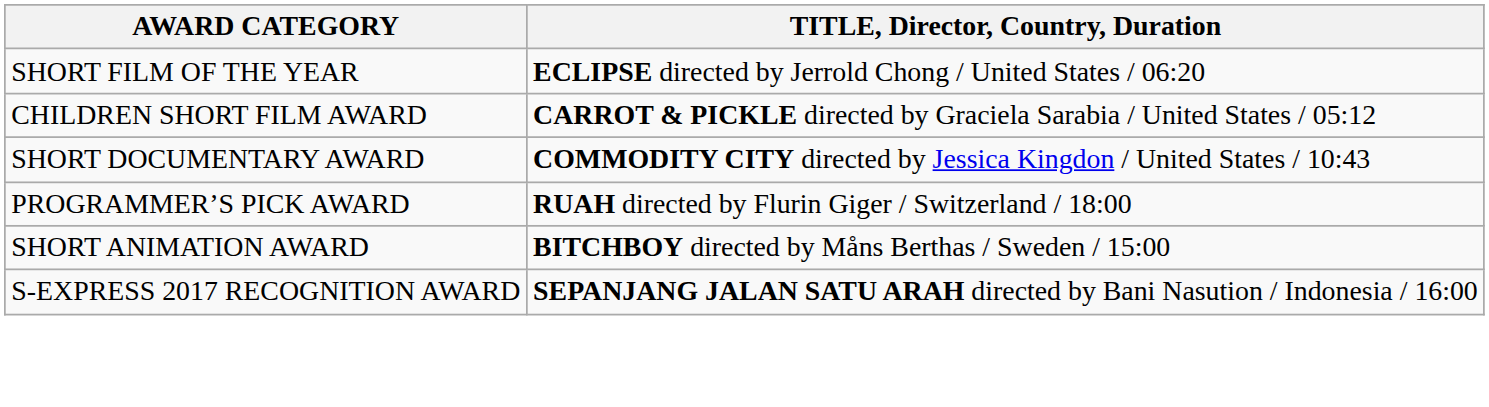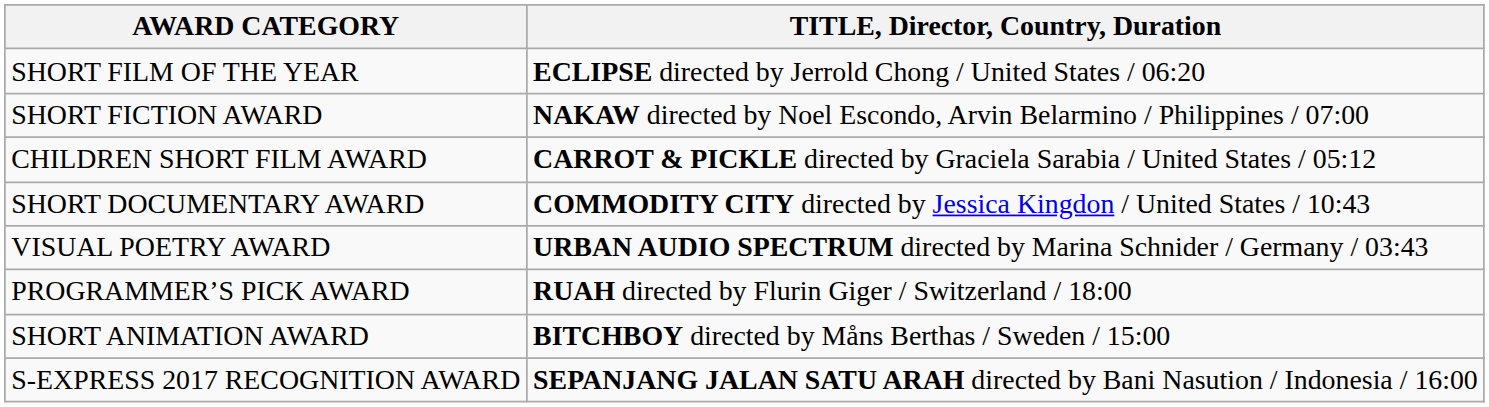+ row: (167, 114)
+ row: (171, 247)
